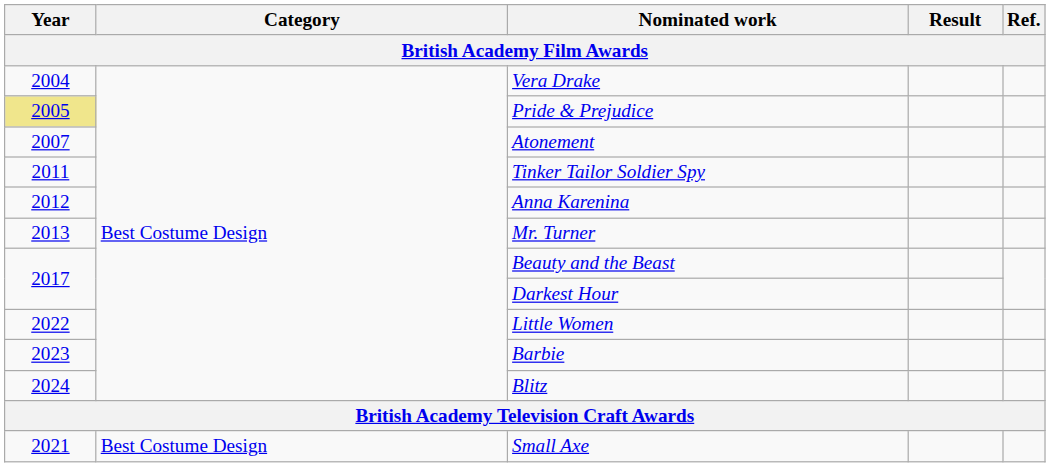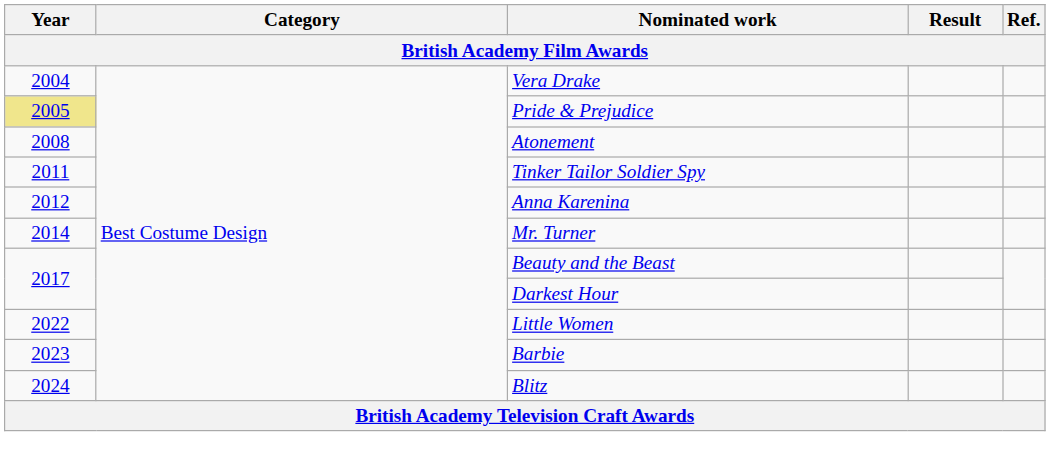(50, 141) 2007 -> (50, 141) 2008
(50, 232) 2013 -> (50, 232) 2014
- row: (551, 446)
